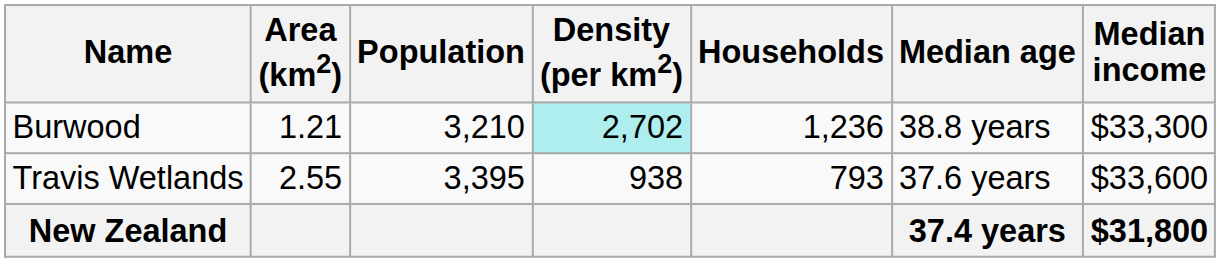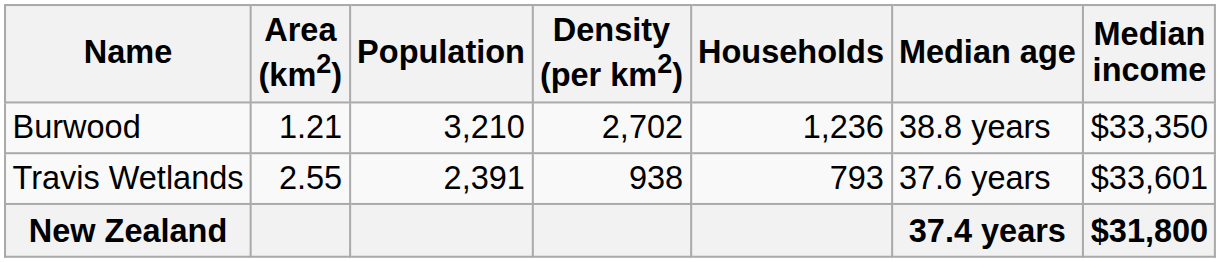(642, 127) paleturquoise background -> (642, 127) no background
(1149, 127) $33,300 -> (1149, 127) $33,350
(484, 178) 3,395 -> (484, 178) 2,391
(1149, 178) $33,600 -> (1149, 178) $33,601
